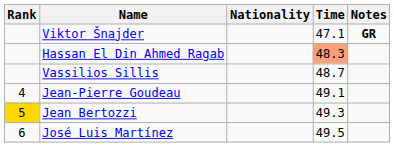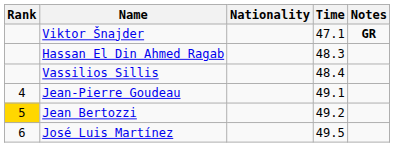(330, 54) lightsalmon background -> (330, 54) no background
(330, 73) 48.7 -> (330, 73) 48.4
(330, 113) 49.3 -> (330, 113) 49.2
